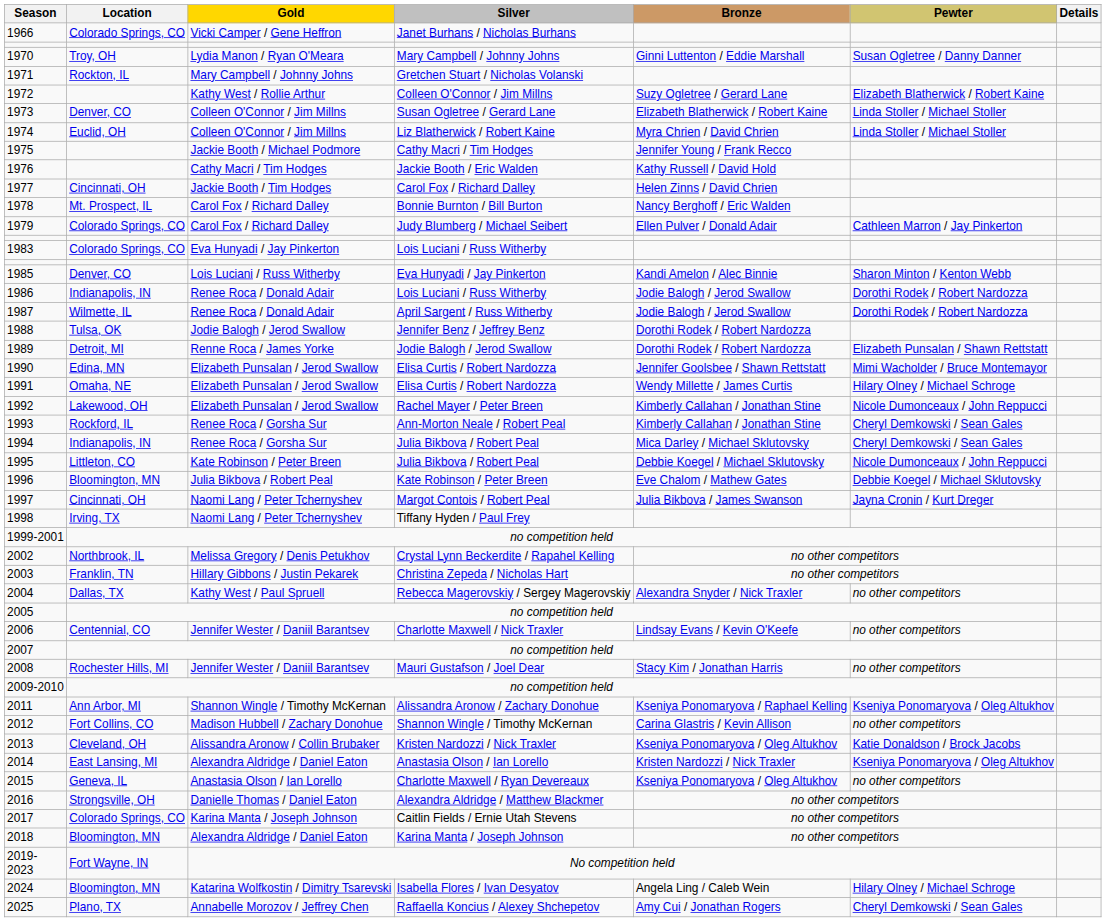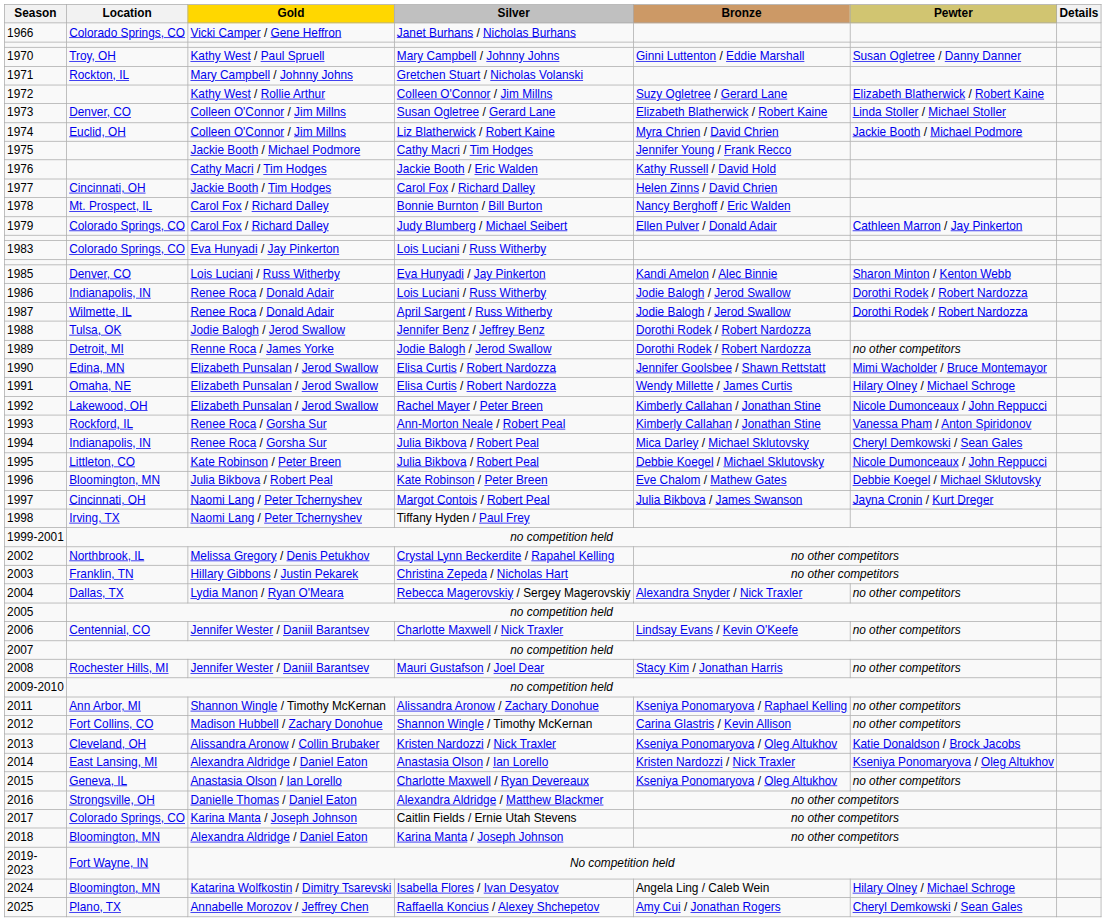(267, 56) Lydia Manon / Ryan O'Meara -> (257, 56) Kathy West / Paul Spruell
(929, 132) Linda Stoller / Michael Stoller -> (938, 132) Jackie Booth / Michael Podmore
(950, 349) Elizabeth Punsalan / Shawn Rettstatt -> (907, 349) no other competitors
(938, 424) Cheryl Demkowski / Sean Gales -> (942, 424) Vanessa Pham / Anton Spiridonov
(257, 593) Kathy West / Paul Spruell -> (267, 593) Lydia Manon / Ryan O'Meara
(953, 706) Kseniya Ponomaryova / Oleg Altukhov -> (907, 706) no other competitors
